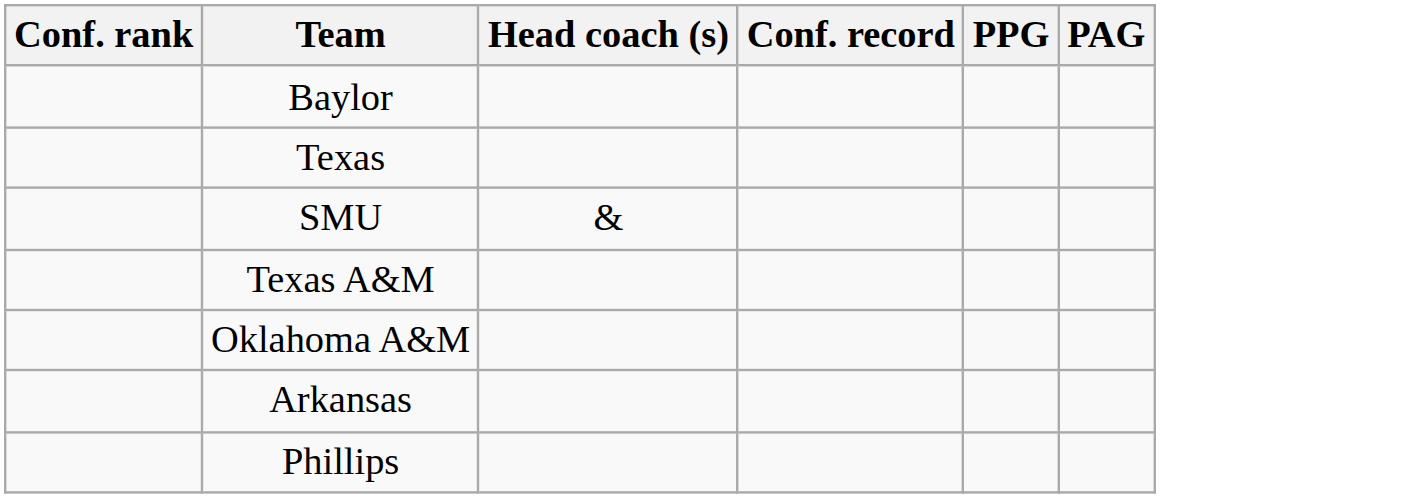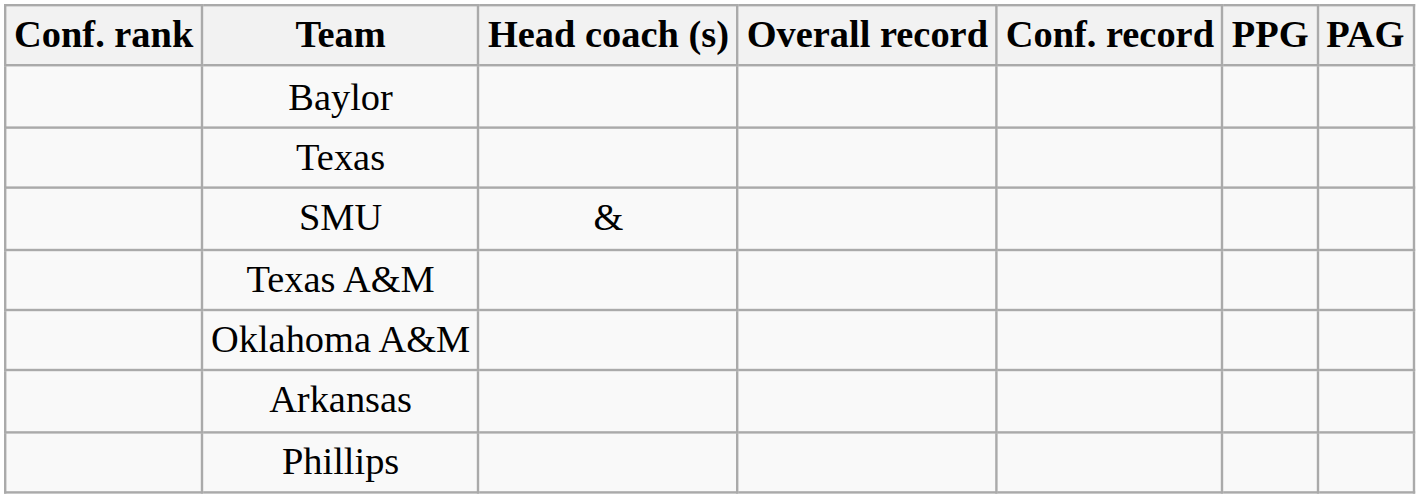+ column: (867, 34)
